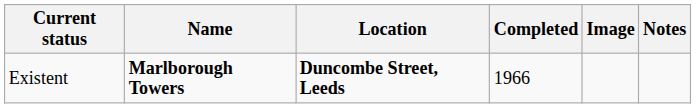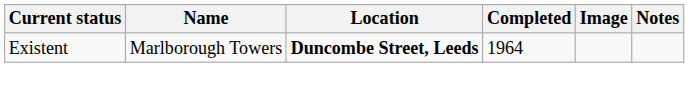(181, 78) bold -> (206, 47) normal
(512, 78) 1966 -> (505, 47) 1964
